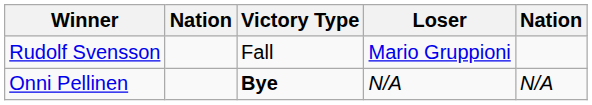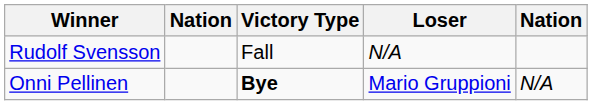(440, 52) Mario Gruppioni -> (385, 52) N/A
(385, 83) N/A -> (440, 83) Mario Gruppioni
